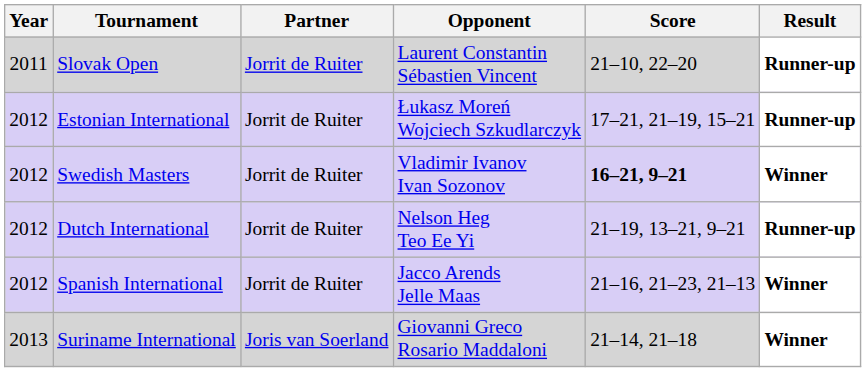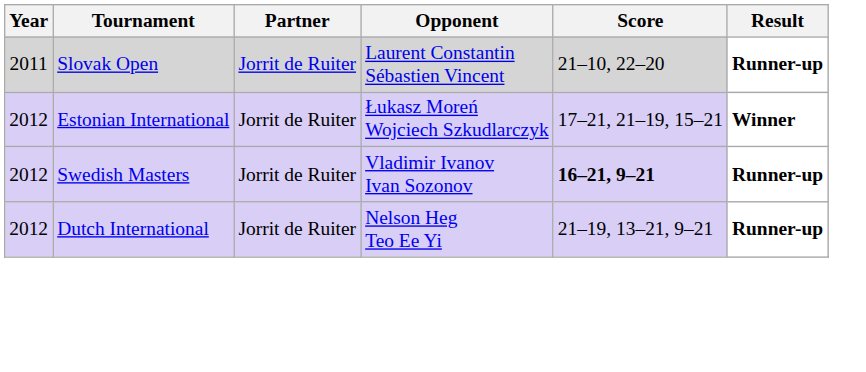(810, 119) Runner-up -> (764, 119) Winner
(796, 174) Winner -> (778, 174) Runner-up
- row: (140, 284)
- row: (146, 339)
